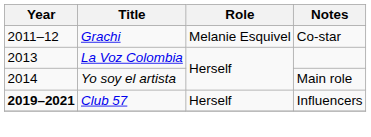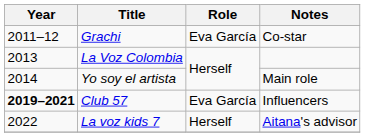(240, 36) Melanie Esquivel -> (223, 36) Eva García
(210, 100) Herself -> (223, 100) Eva García
+ row: (120, 121)
